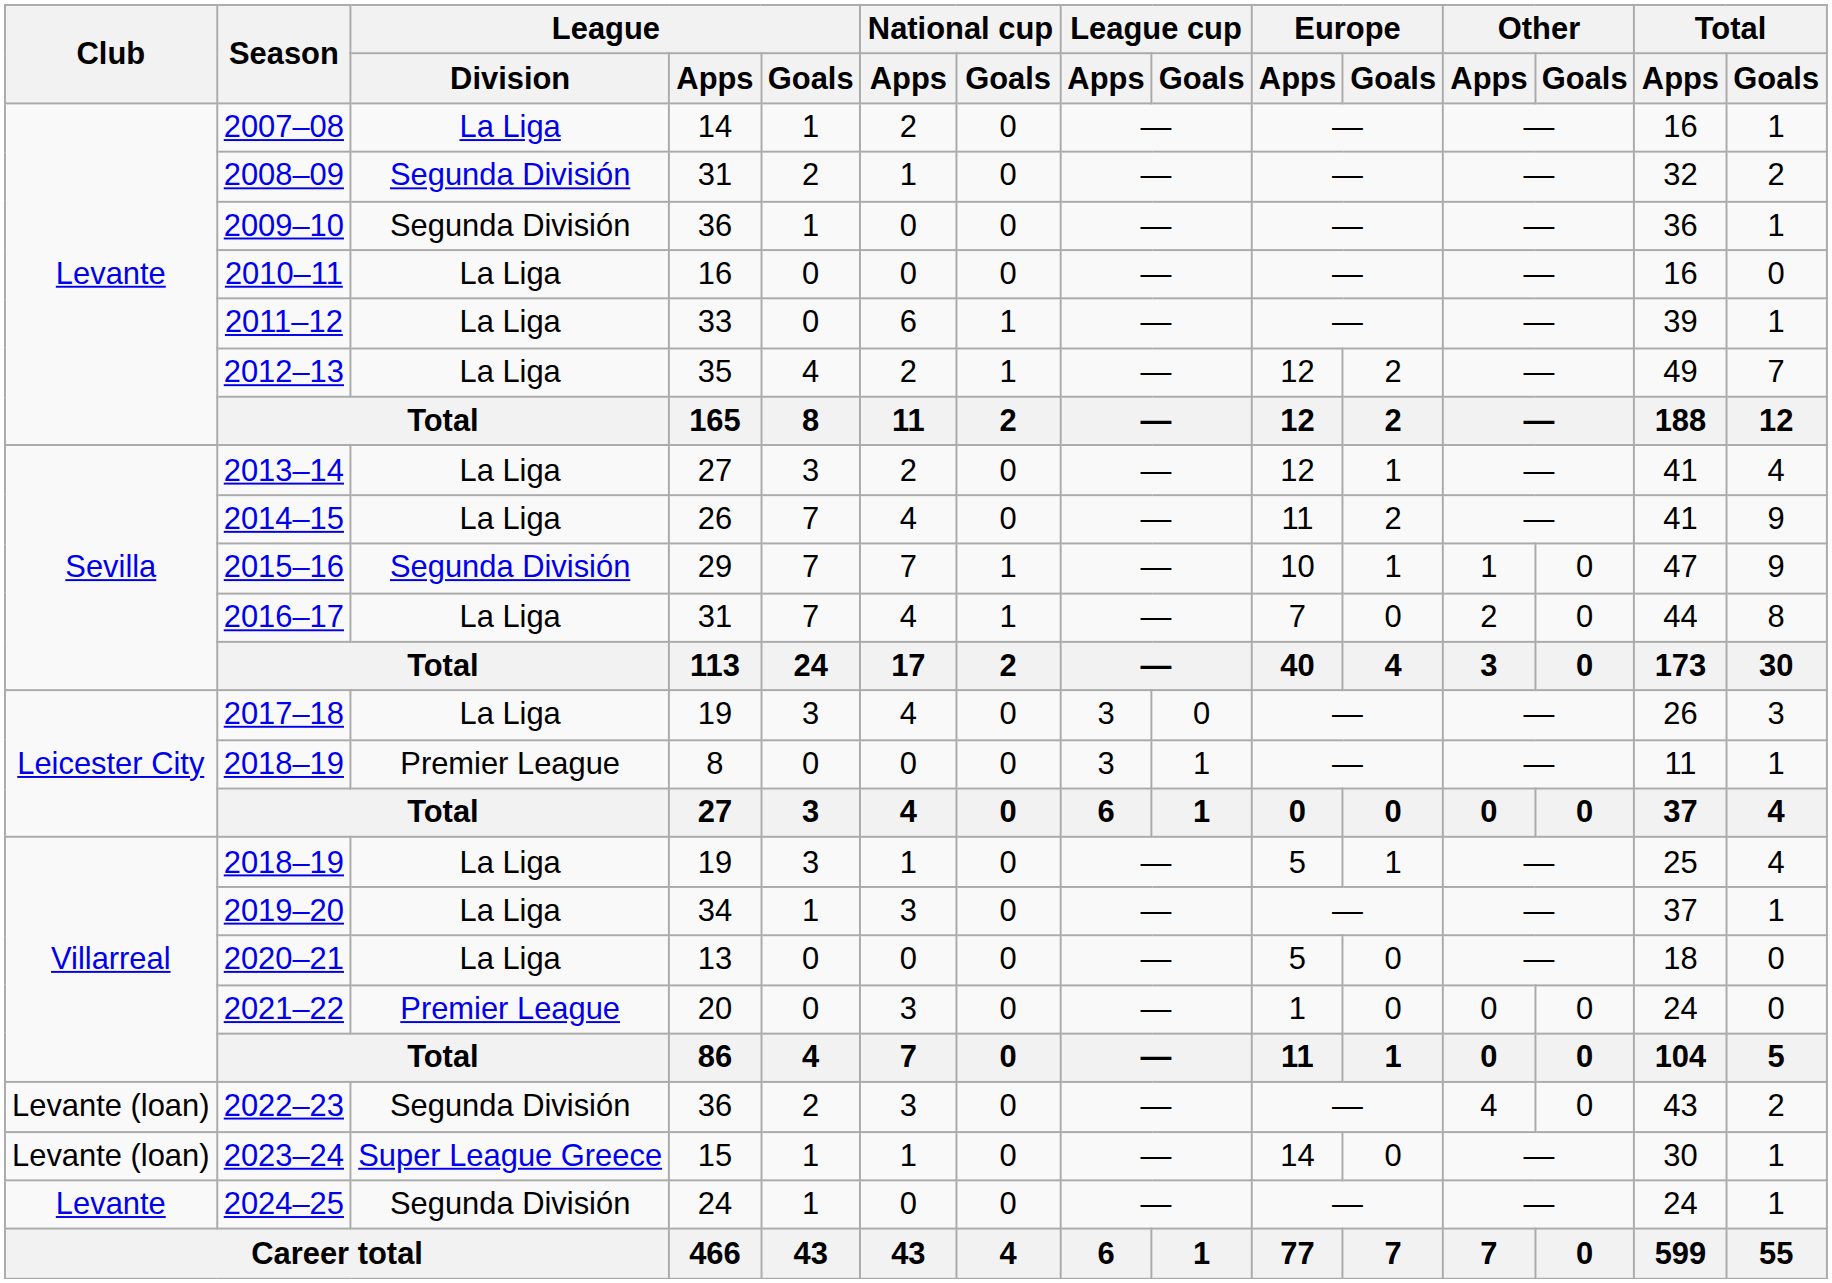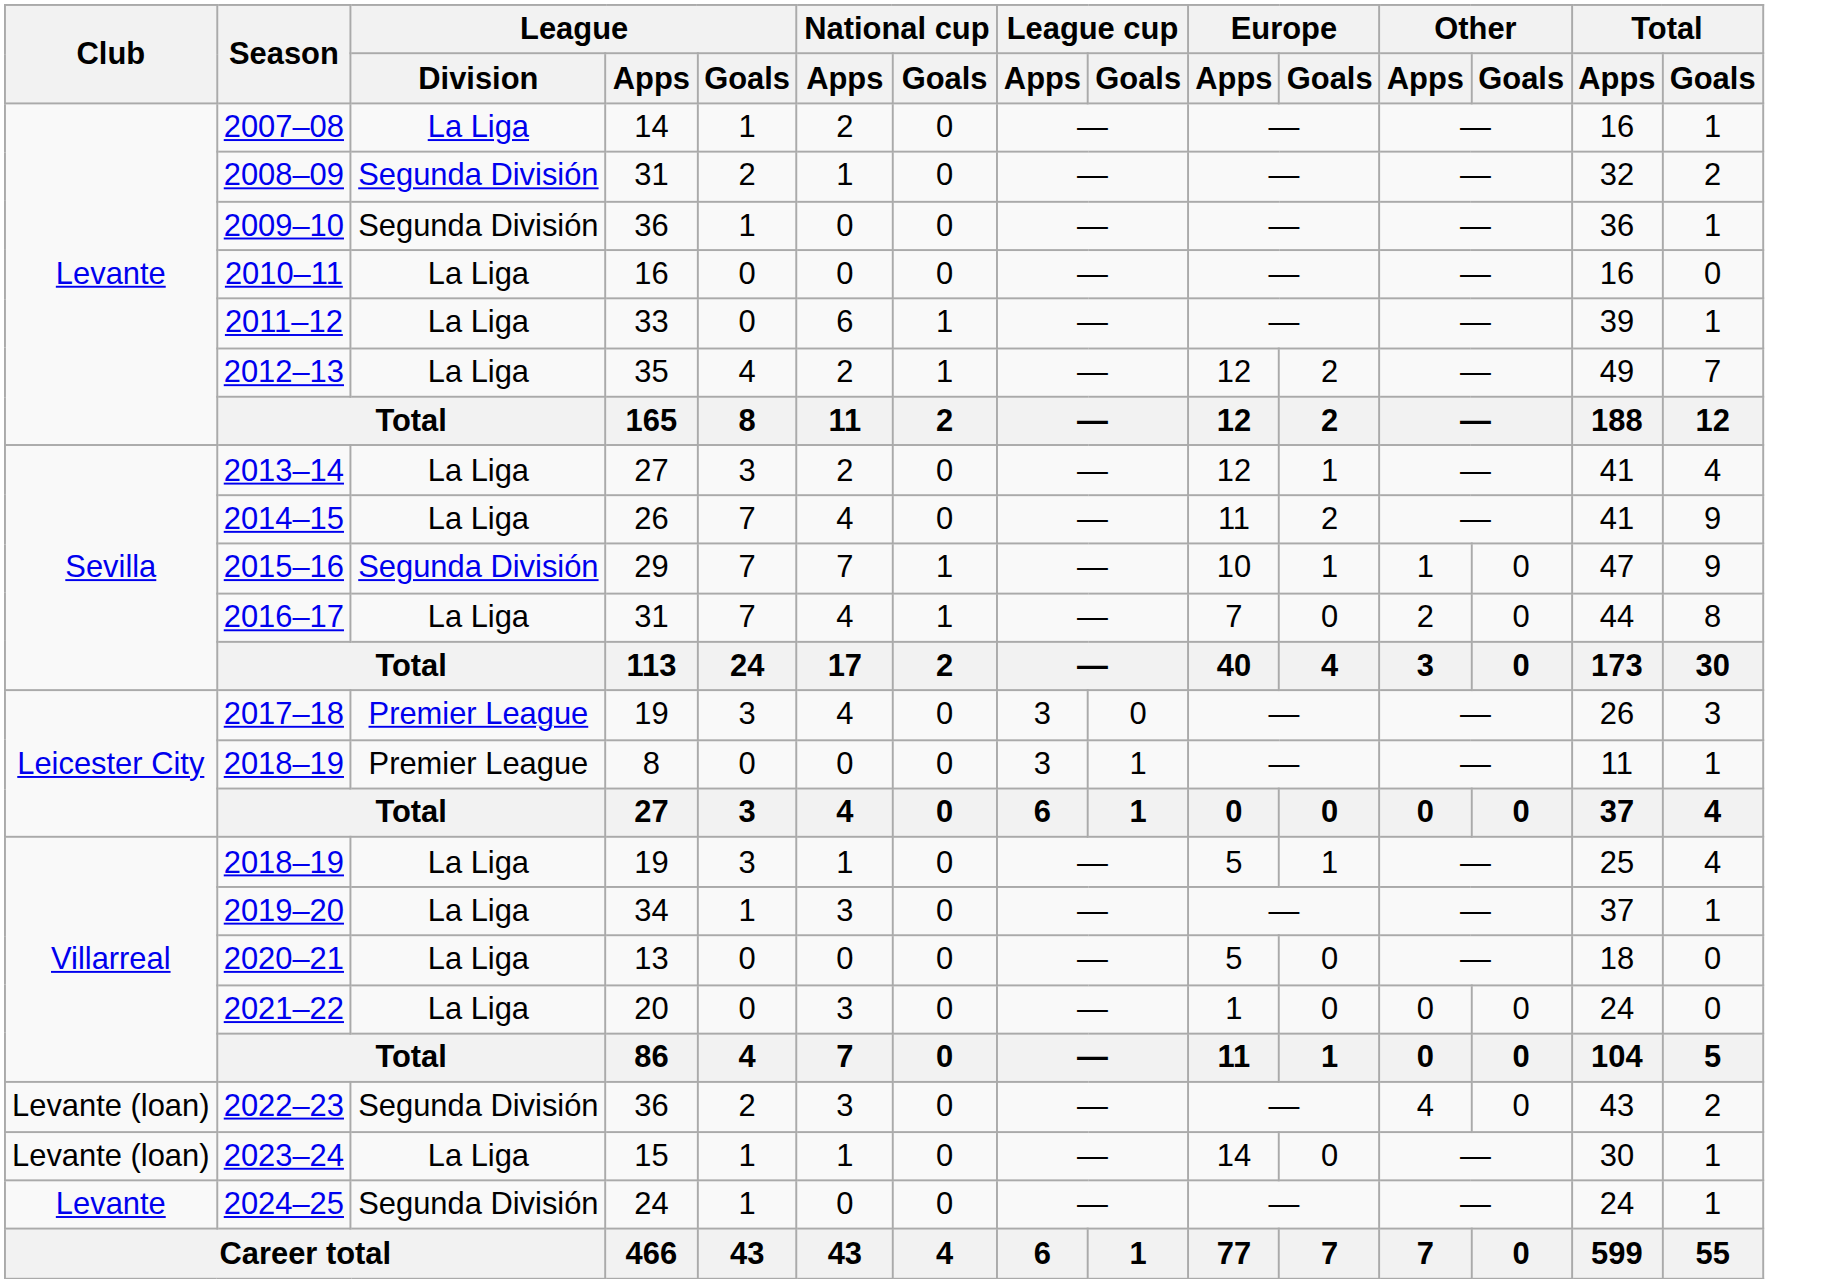(510, 714) La Liga -> (478, 714) Premier League
(510, 1008) Premier League -> (478, 1008) La Liga
(510, 1155) Super League Greece -> (478, 1155) La Liga
